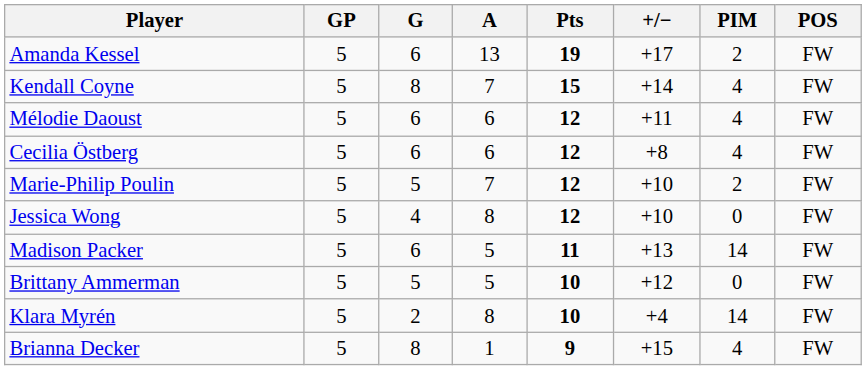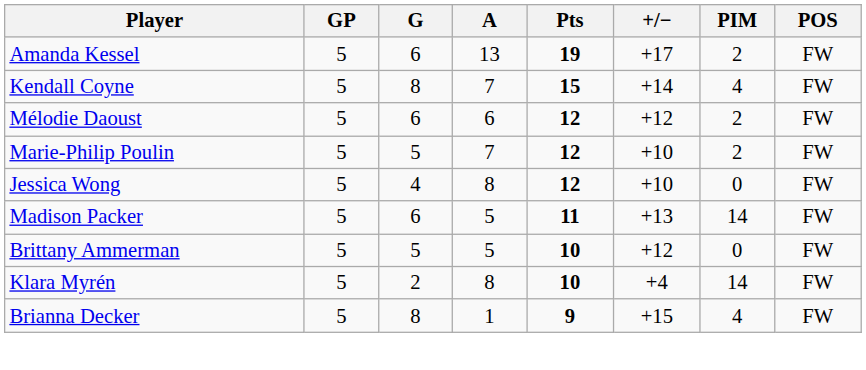(657, 119) +11 -> (657, 119) +12
(737, 119) 4 -> (737, 119) 2
- row: (74, 151)
